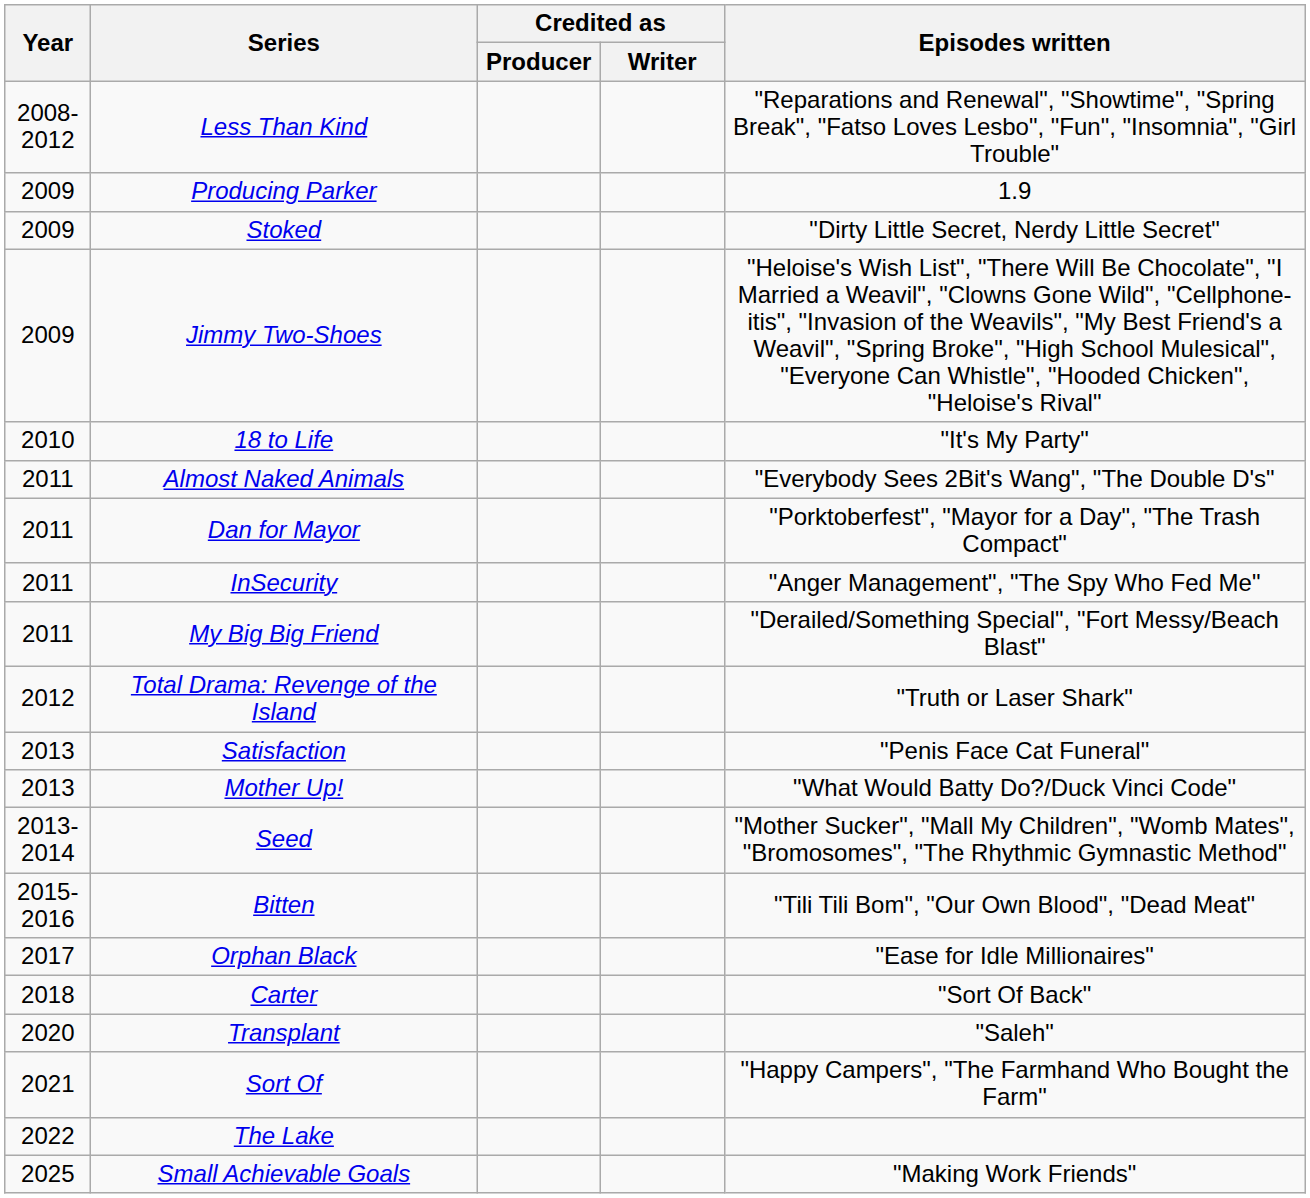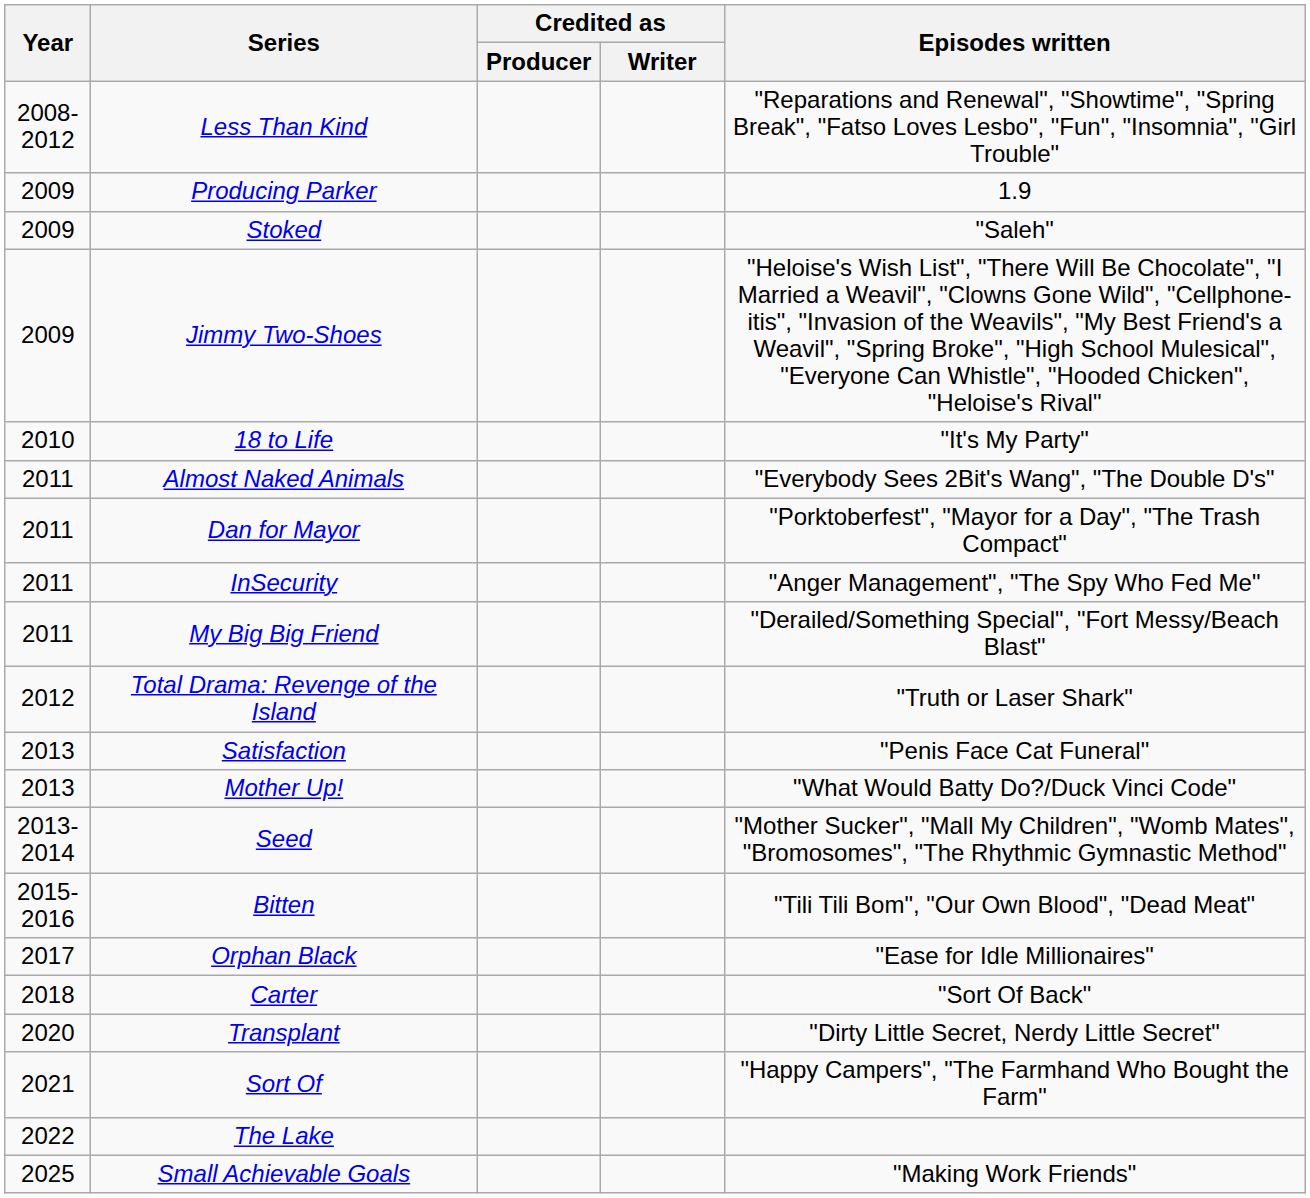(1015, 229) "Dirty Little Secret, Nerdy Little Secret" -> (1015, 229) "Saleh"
(1015, 1032) "Saleh" -> (1015, 1032) "Dirty Little Secret, Nerdy Little Secret"
